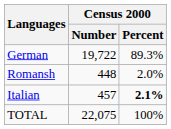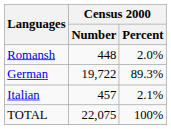rows swapped: (28, 54) <-> (31, 74)
(149, 94) bold -> (150, 94) normal
